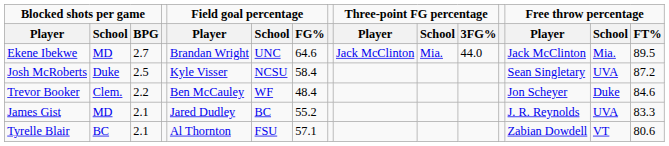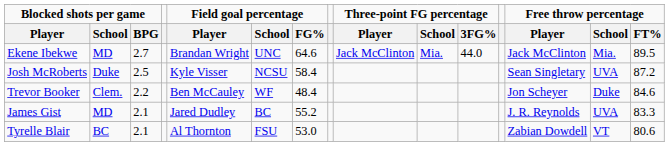(306, 131) 57.1 -> (306, 131) 53.0
